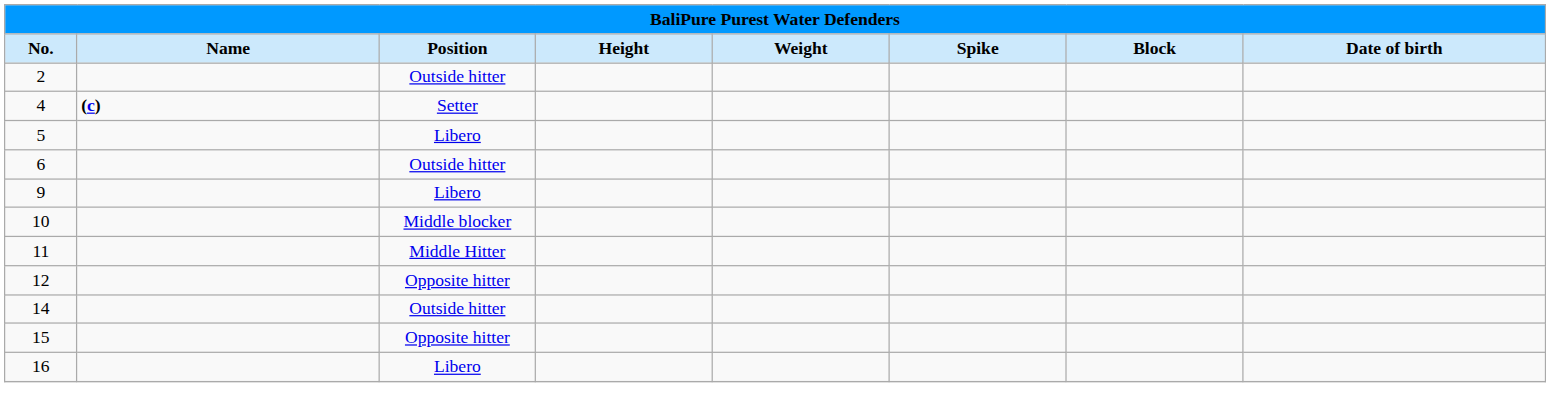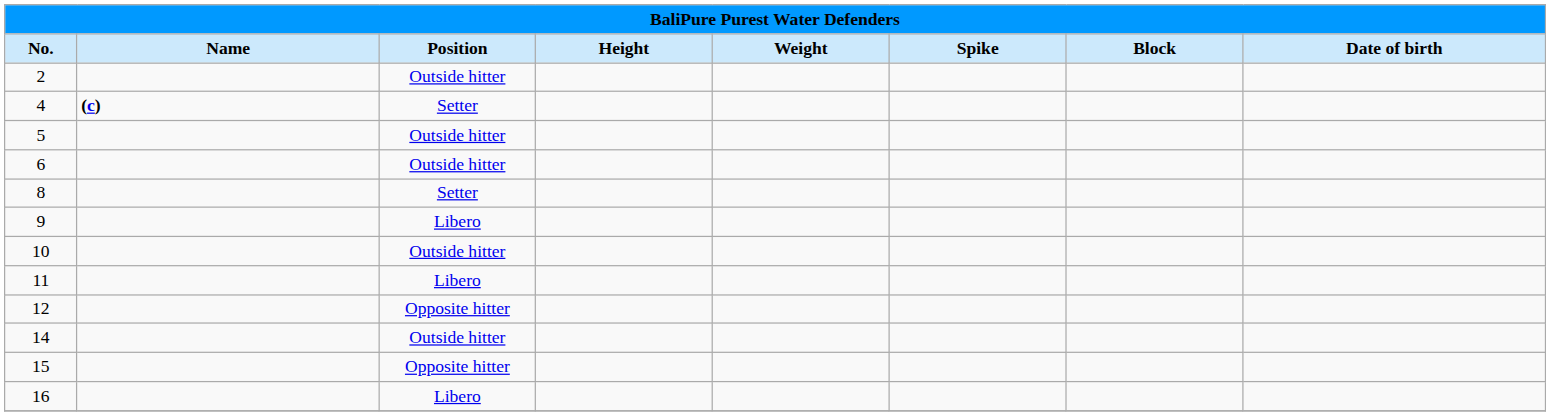(457, 135) Libero -> (457, 135) Outside hitter
+ row: (41, 193)
(457, 222) Middle blocker -> (457, 251) Outside hitter
(457, 251) Middle Hitter -> (457, 280) Libero
